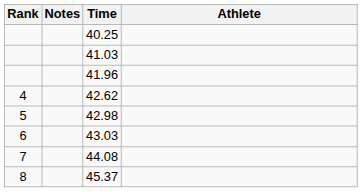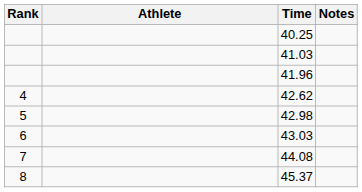columns swapped: (239, 14) <-> (62, 14)
